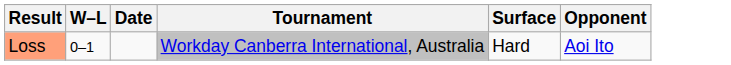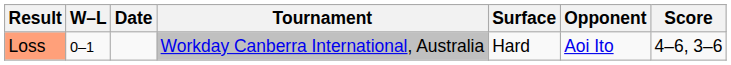+ column: (688, 18)
